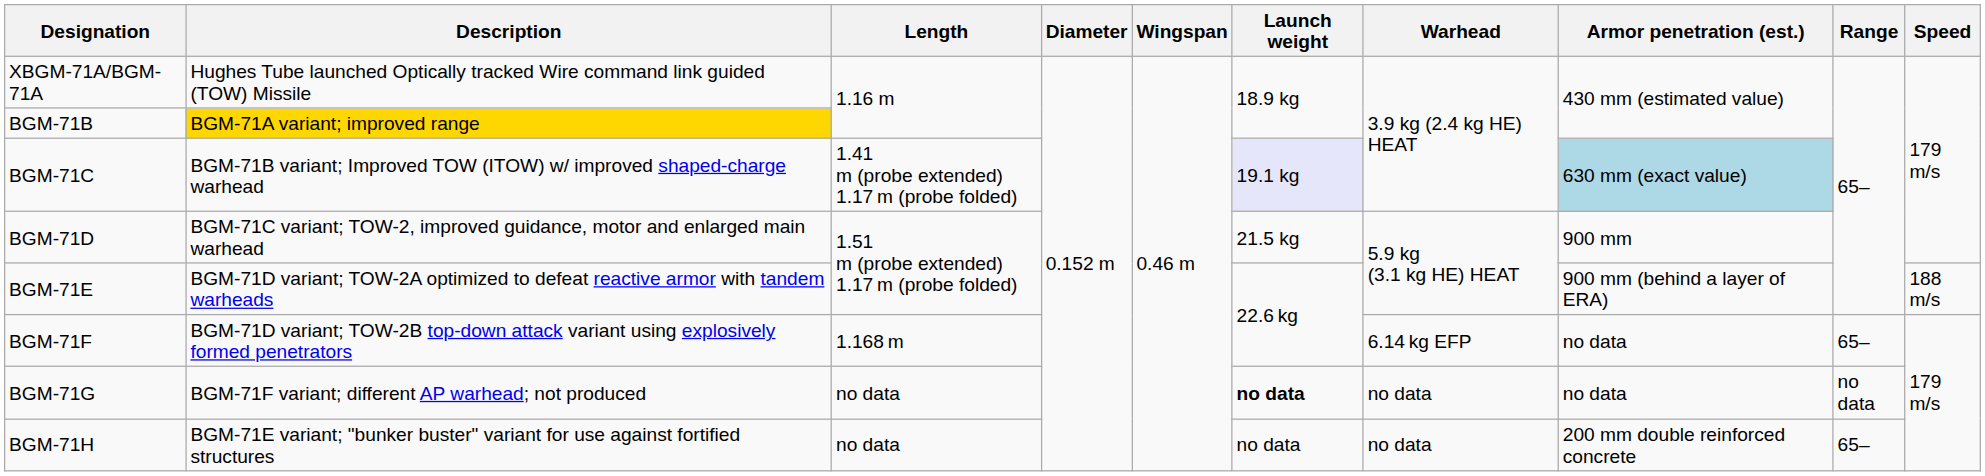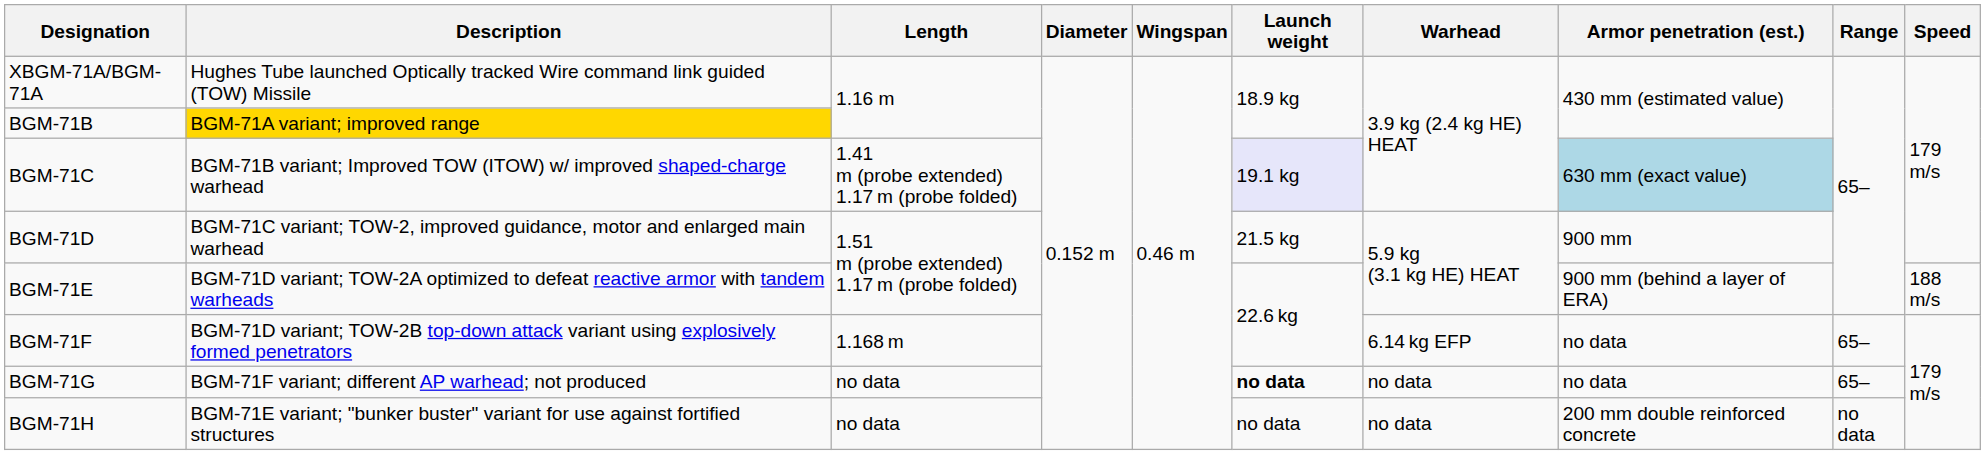(1856, 393) no data -> (1854, 382) 65–
(1854, 445) 65– -> (1856, 423) no data
